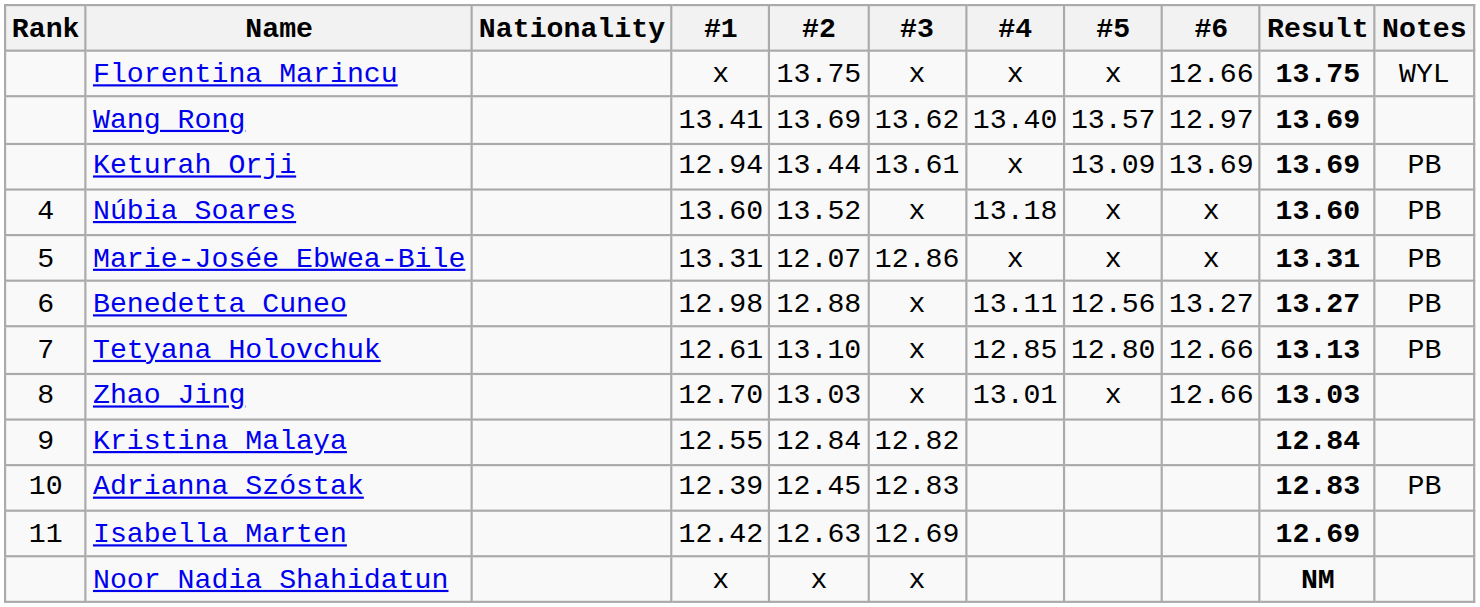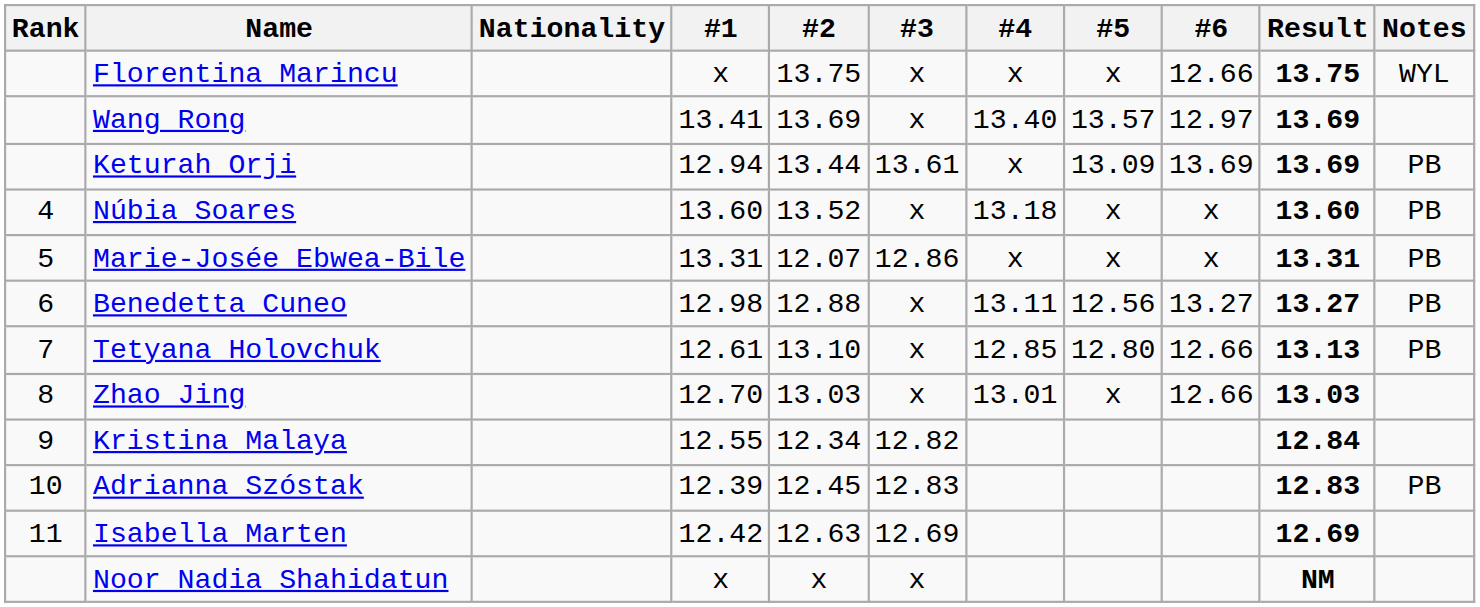(917, 120) 13.62 -> (917, 120) x
(819, 442) 12.84 -> (819, 442) 12.34
